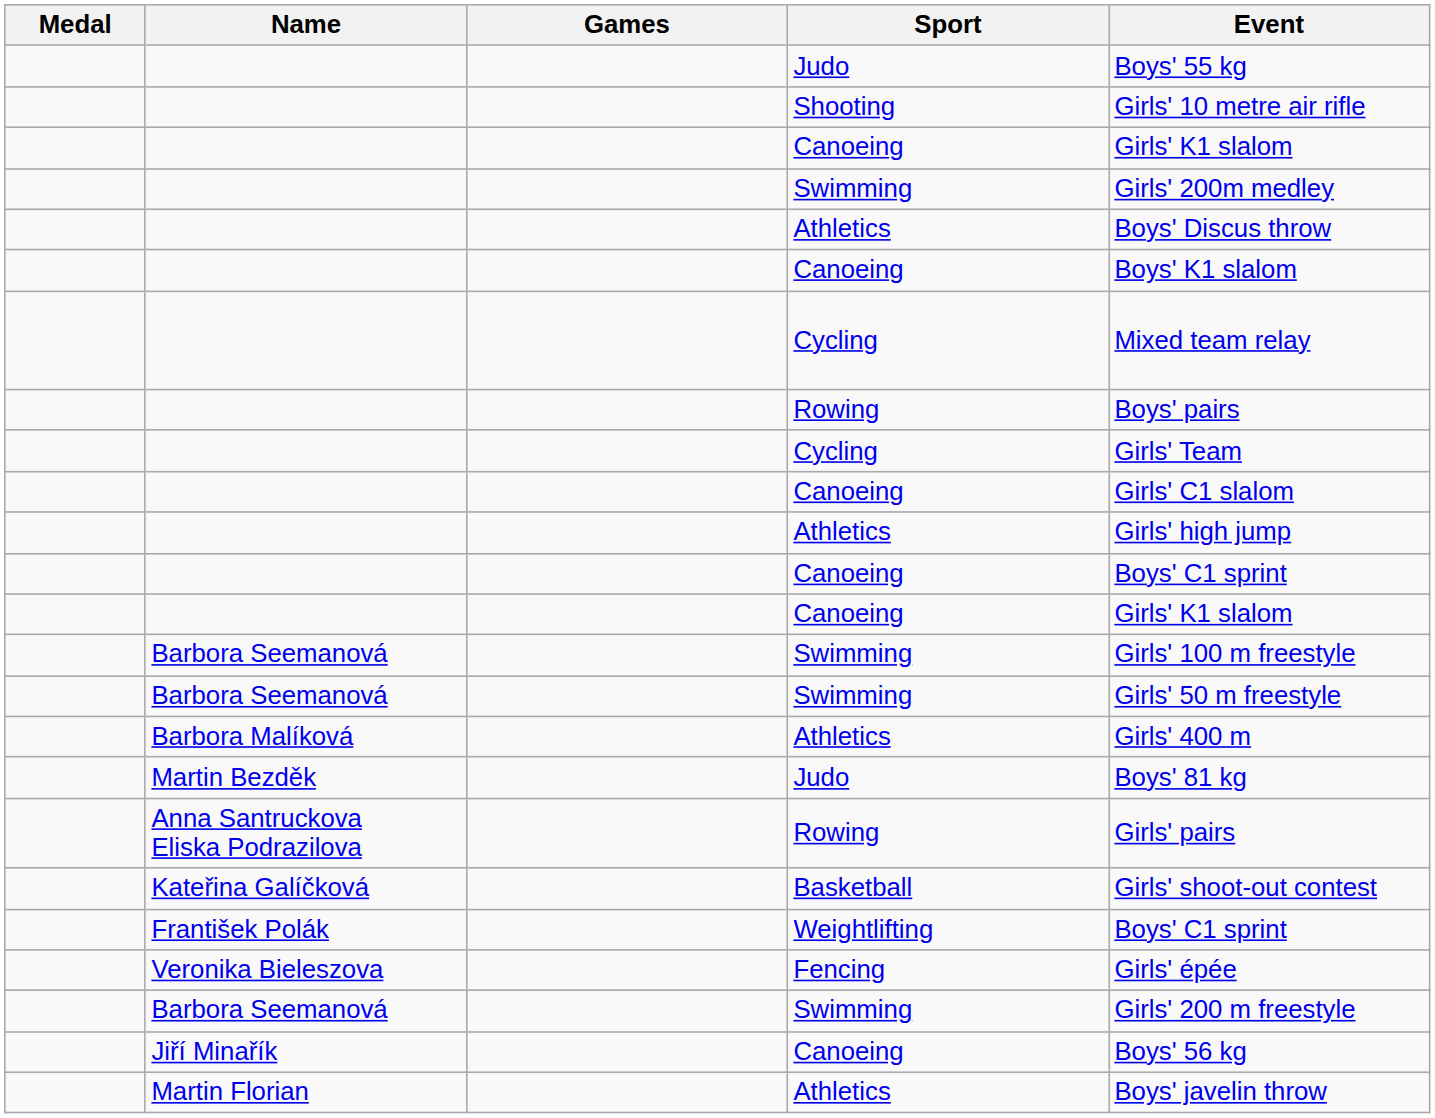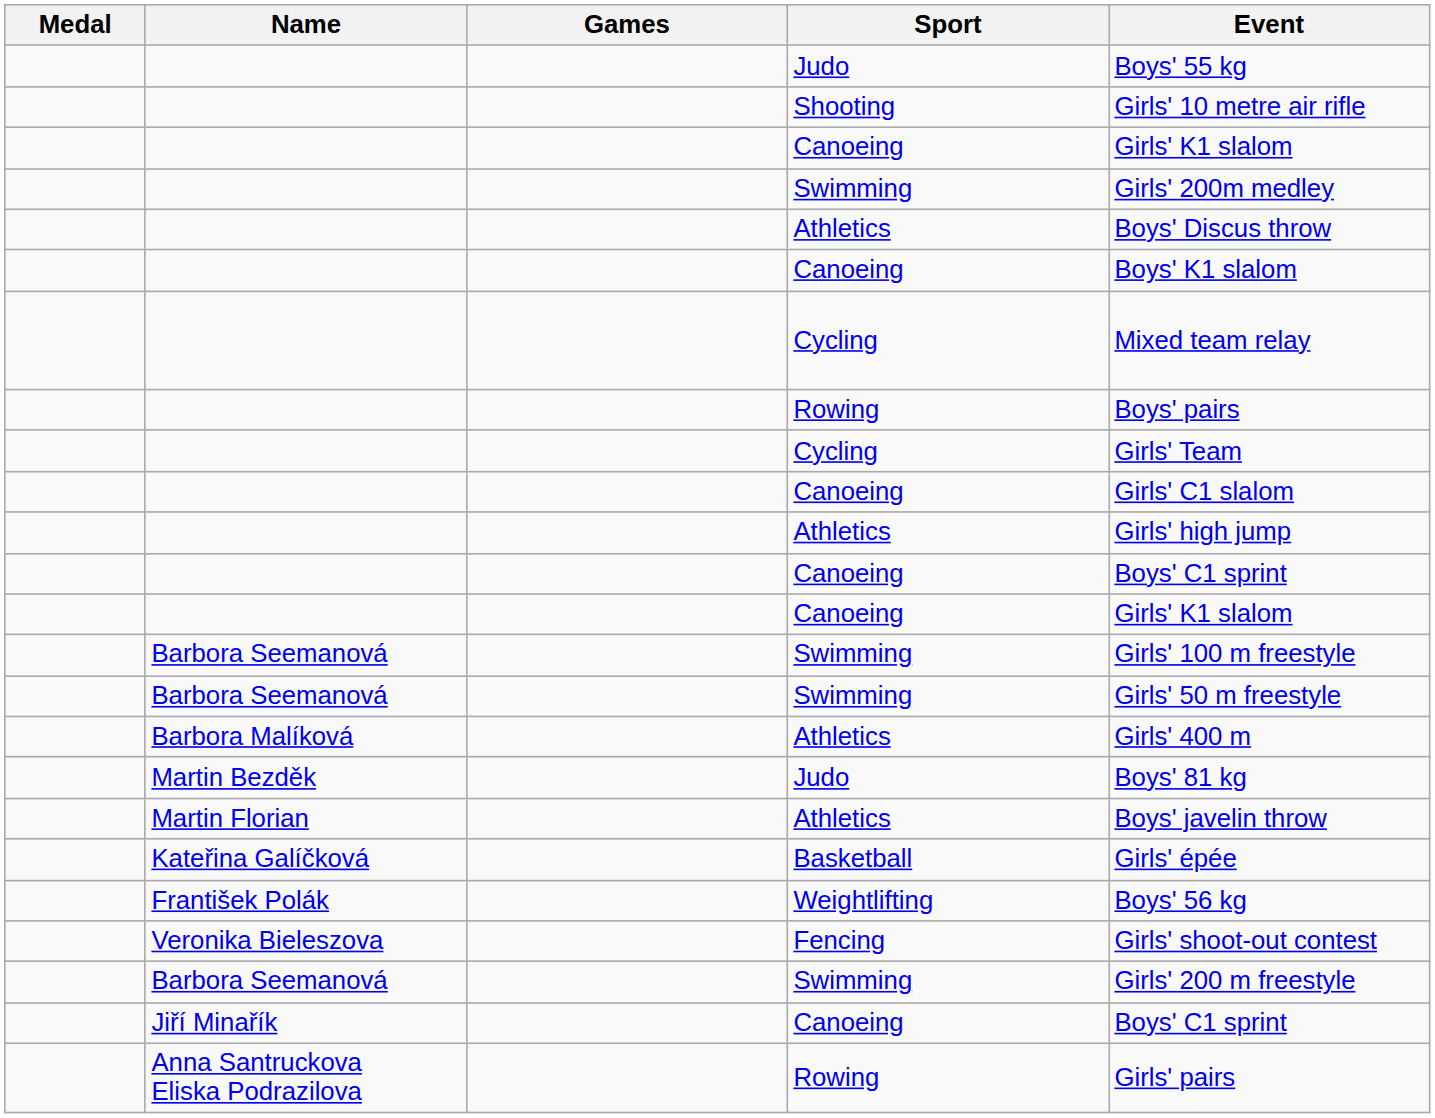rows swapped: (257, 832) <-> (230, 1092)
(1246, 888) Girls' shoot-out contest -> (1176, 859) Girls' épée
(1201, 928) Boys' C1 sprint -> (1181, 899) Boys' 56 kg
(1176, 969) Girls' épée -> (1246, 940) Girls' shoot-out contest
(1181, 1051) Boys' 56 kg -> (1201, 1022) Boys' C1 sprint
